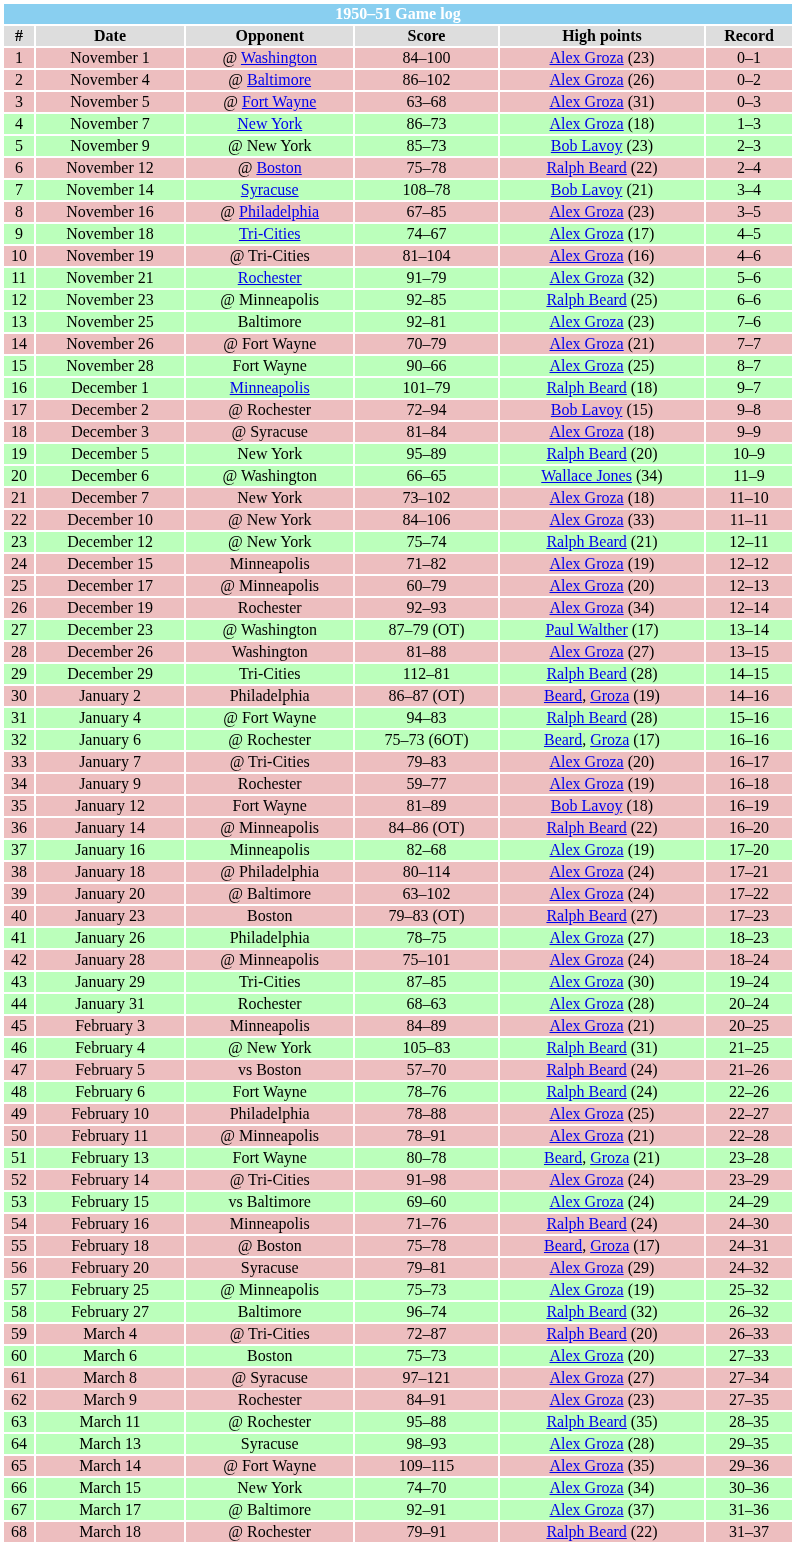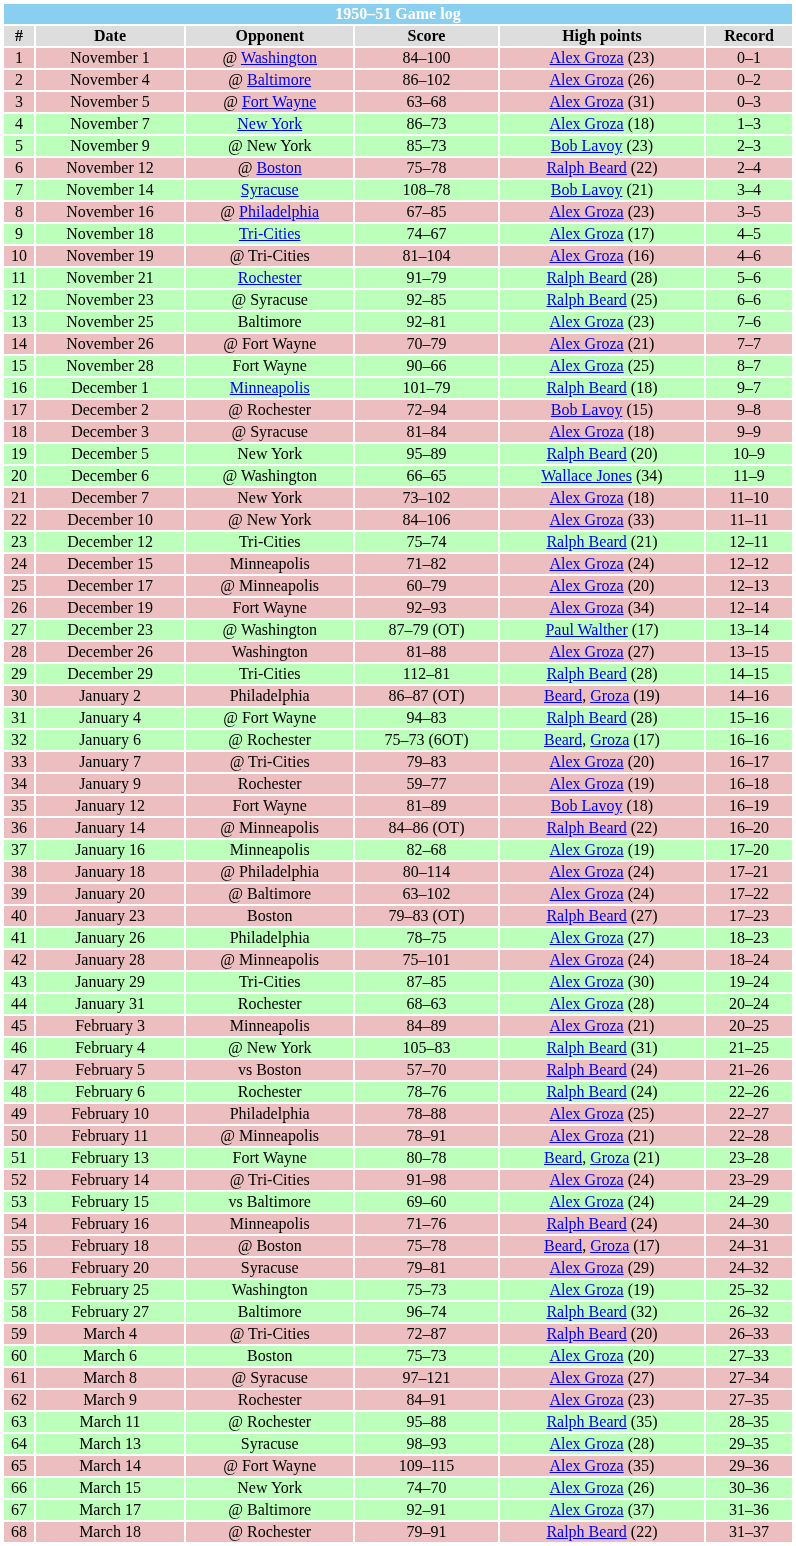(602, 278) Alex Groza (32) -> (602, 278) Ralph Beard (28)
(270, 300) @ Minneapolis -> (270, 300) @ Syracuse
(270, 542) @ New York -> (270, 542) Tri-Cities
(602, 564) Alex Groza (19) -> (602, 564) Alex Groza (24)
(270, 608) Rochester -> (270, 608) Fort Wayne
(270, 1092) Fort Wayne -> (270, 1092) Rochester
(270, 1290) @ Minneapolis -> (270, 1290) Washington
(602, 1488) Alex Groza (34) -> (602, 1488) Alex Groza (26)
